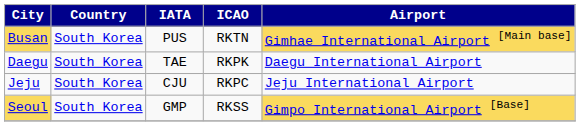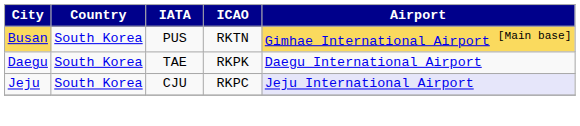(369, 84) no background -> (369, 84) lavender background
- row: (28, 108)
